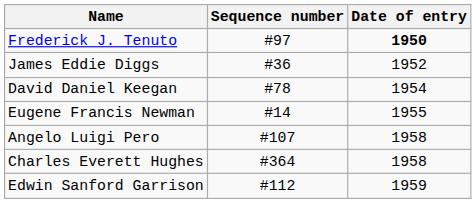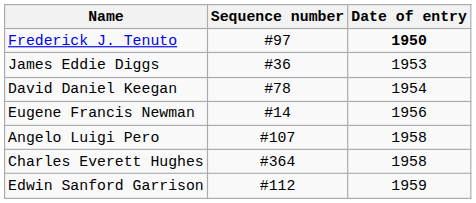(409, 65) 1952 -> (409, 65) 1953
(409, 113) 1955 -> (409, 113) 1956
